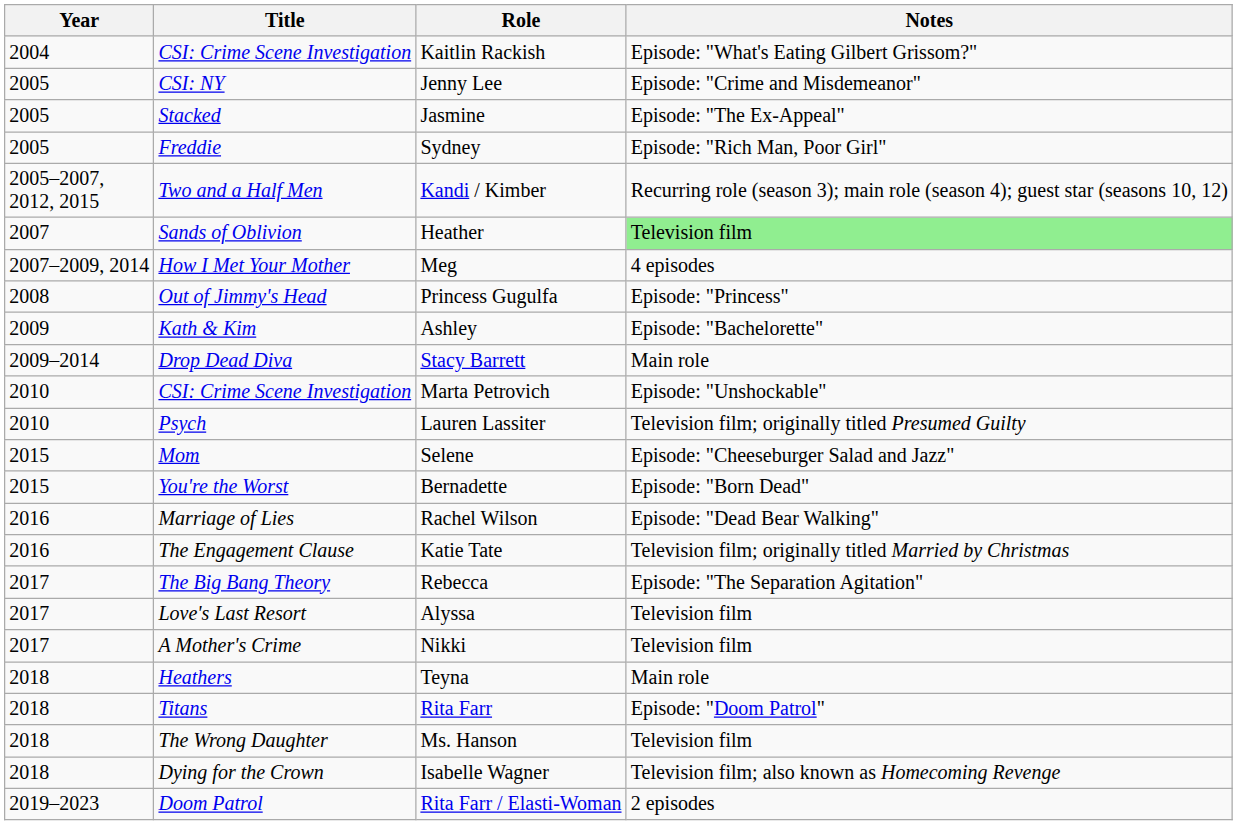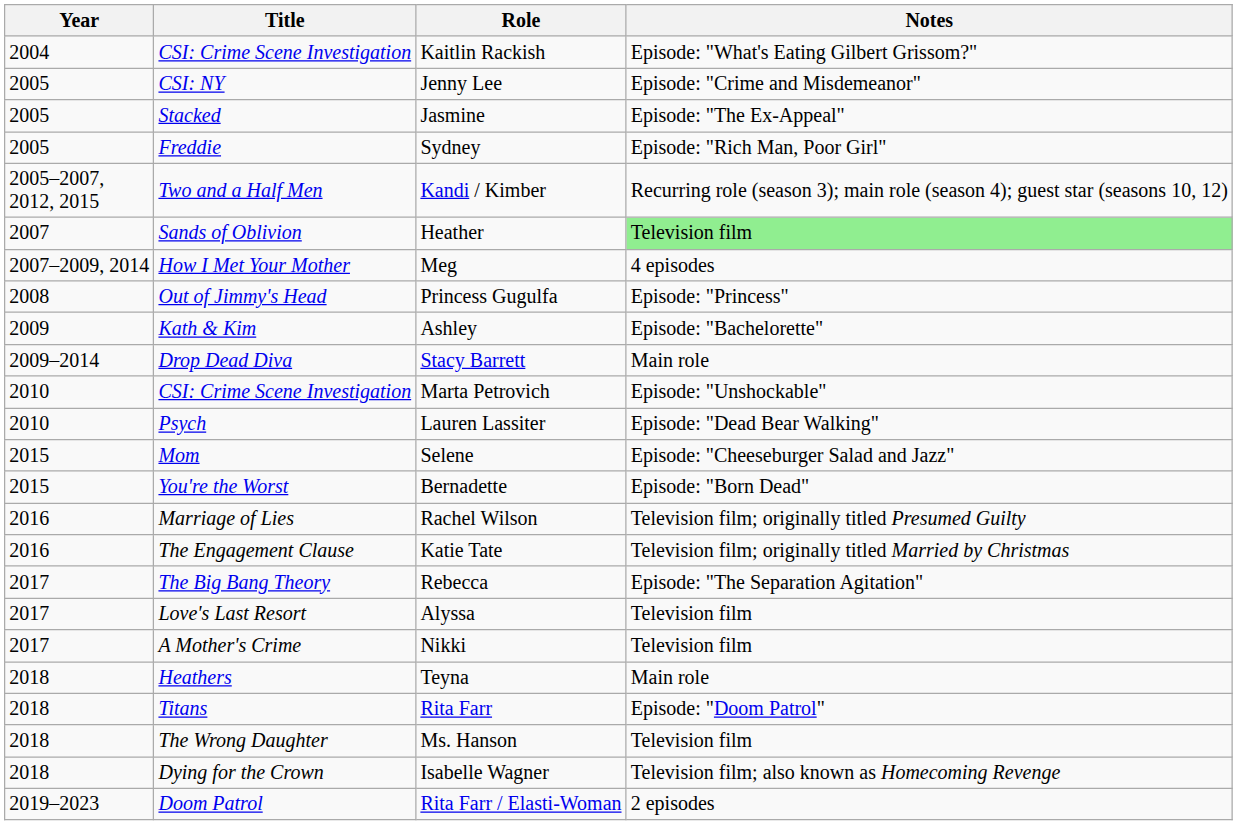(828, 423) Television film; originally titled Presumed Guilty -> (755, 423) Episode: "Dead Bear Walking"
(755, 518) Episode: "Dead Bear Walking" -> (828, 518) Television film; originally titled Presumed Guilty
